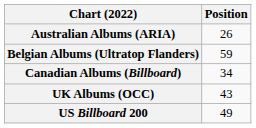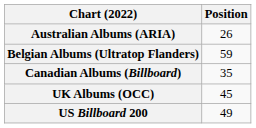(226, 73) 34 -> (226, 73) 35
(226, 93) 43 -> (226, 93) 45
